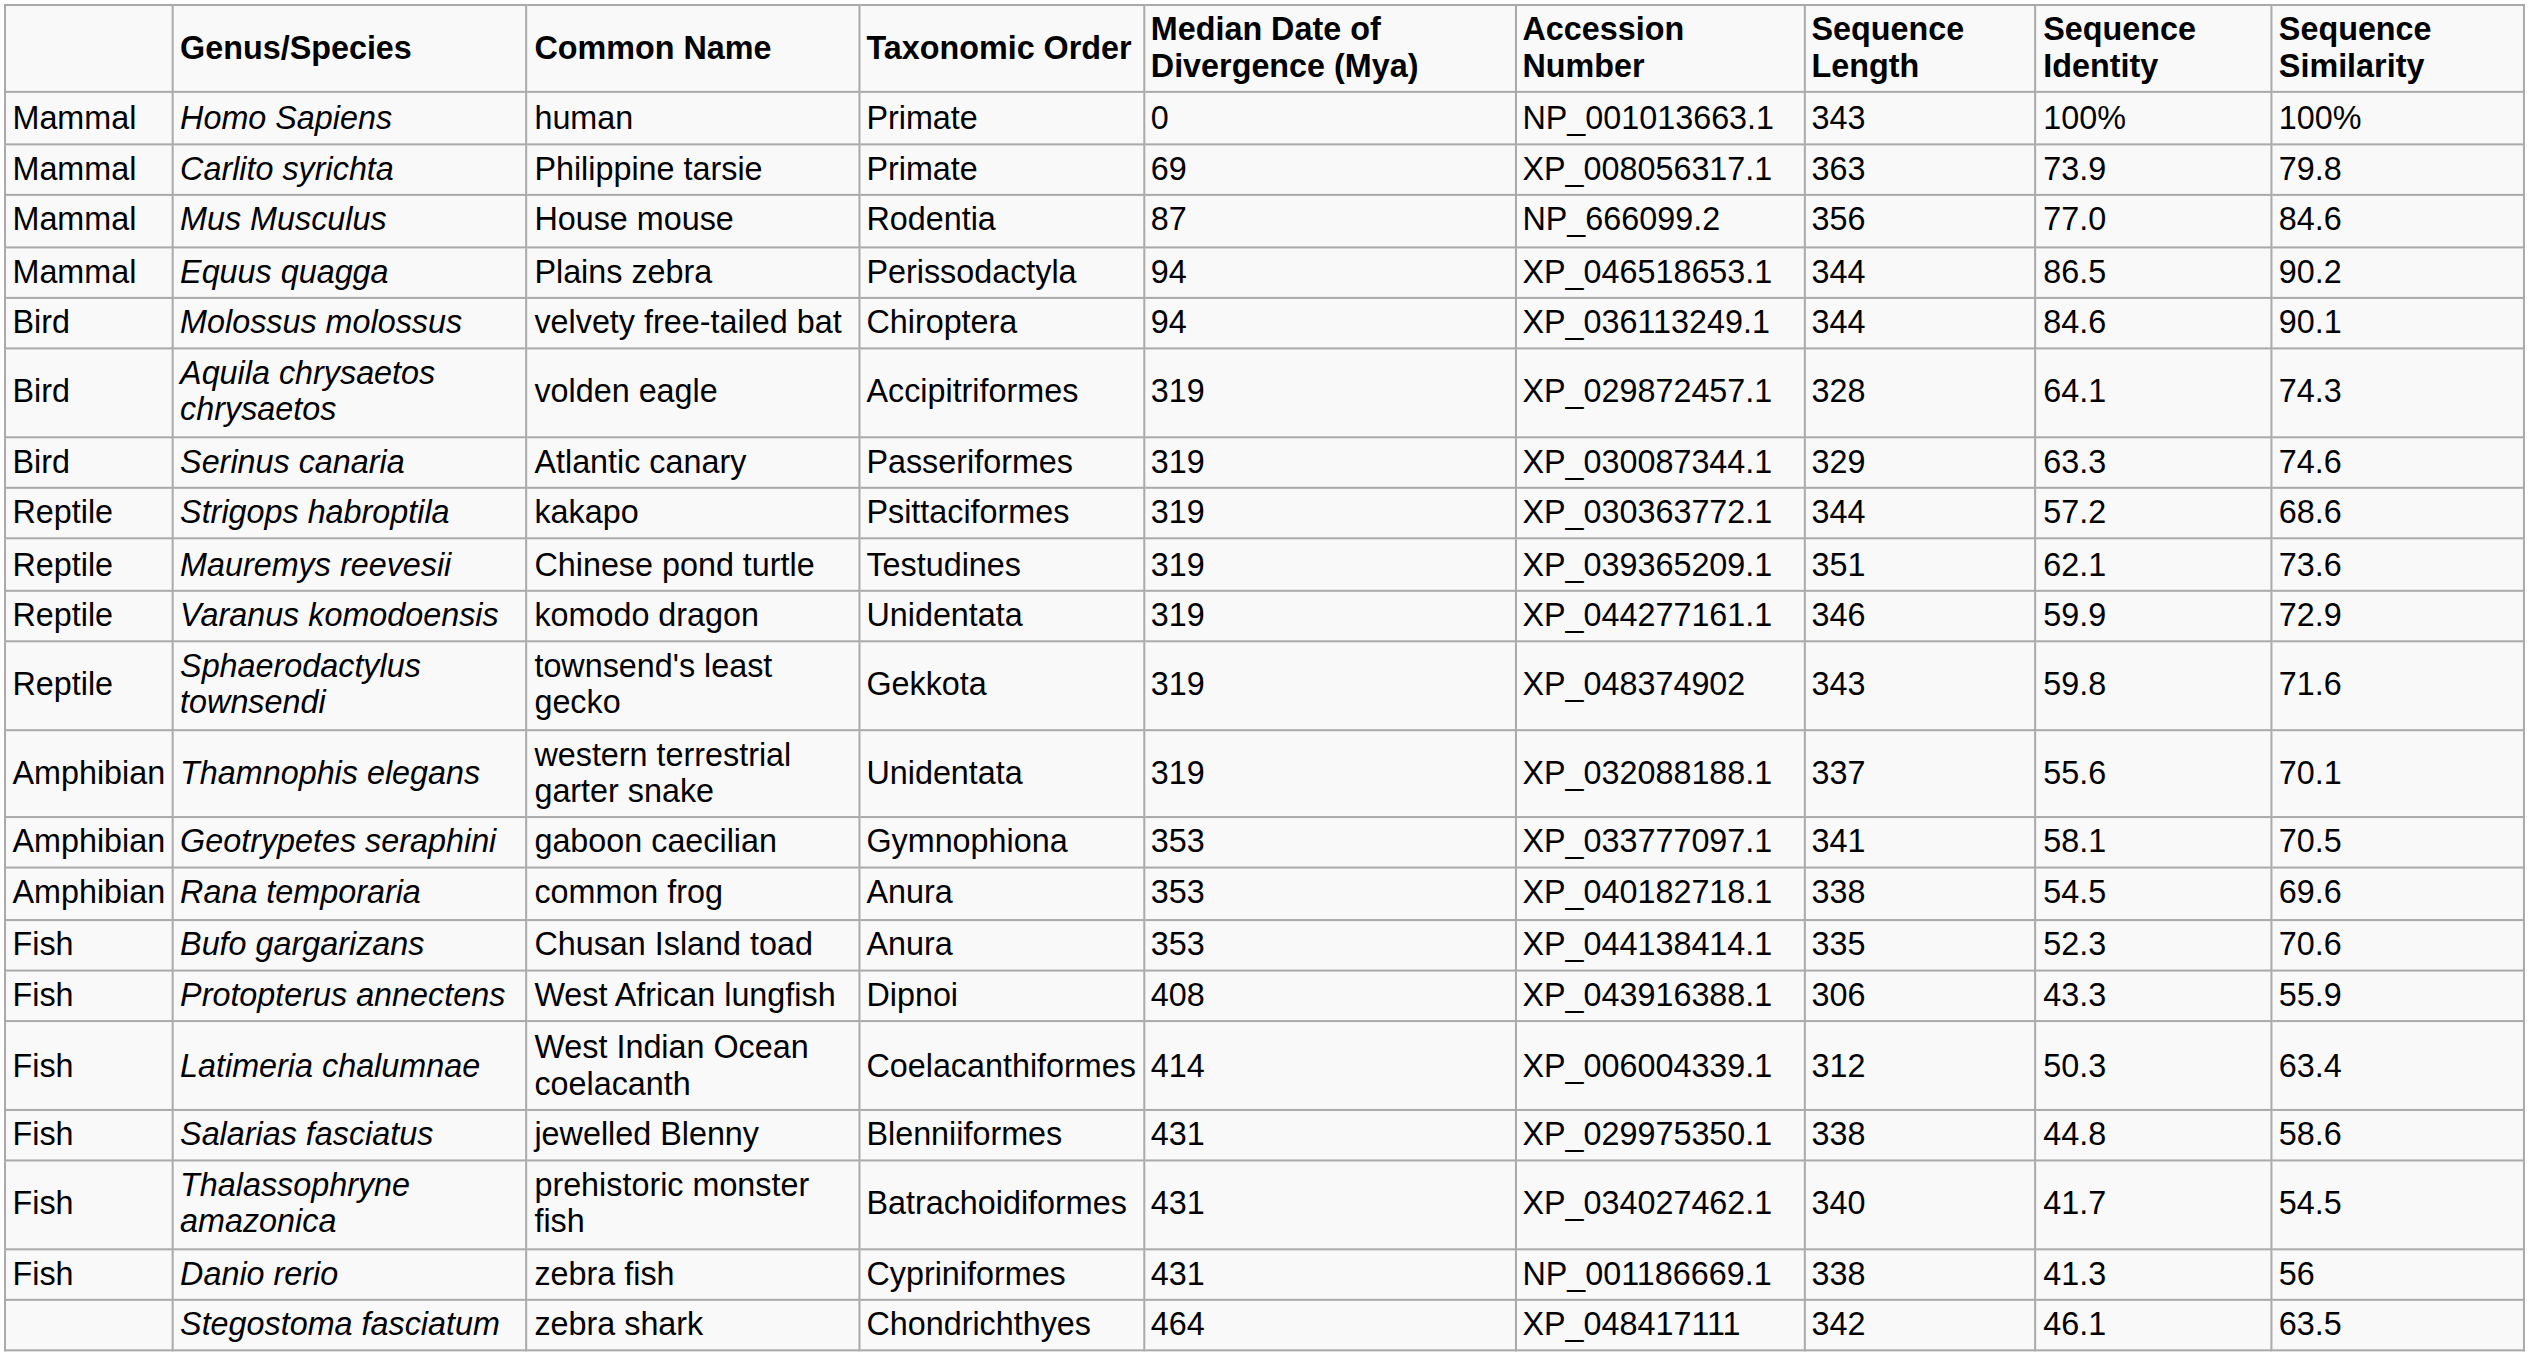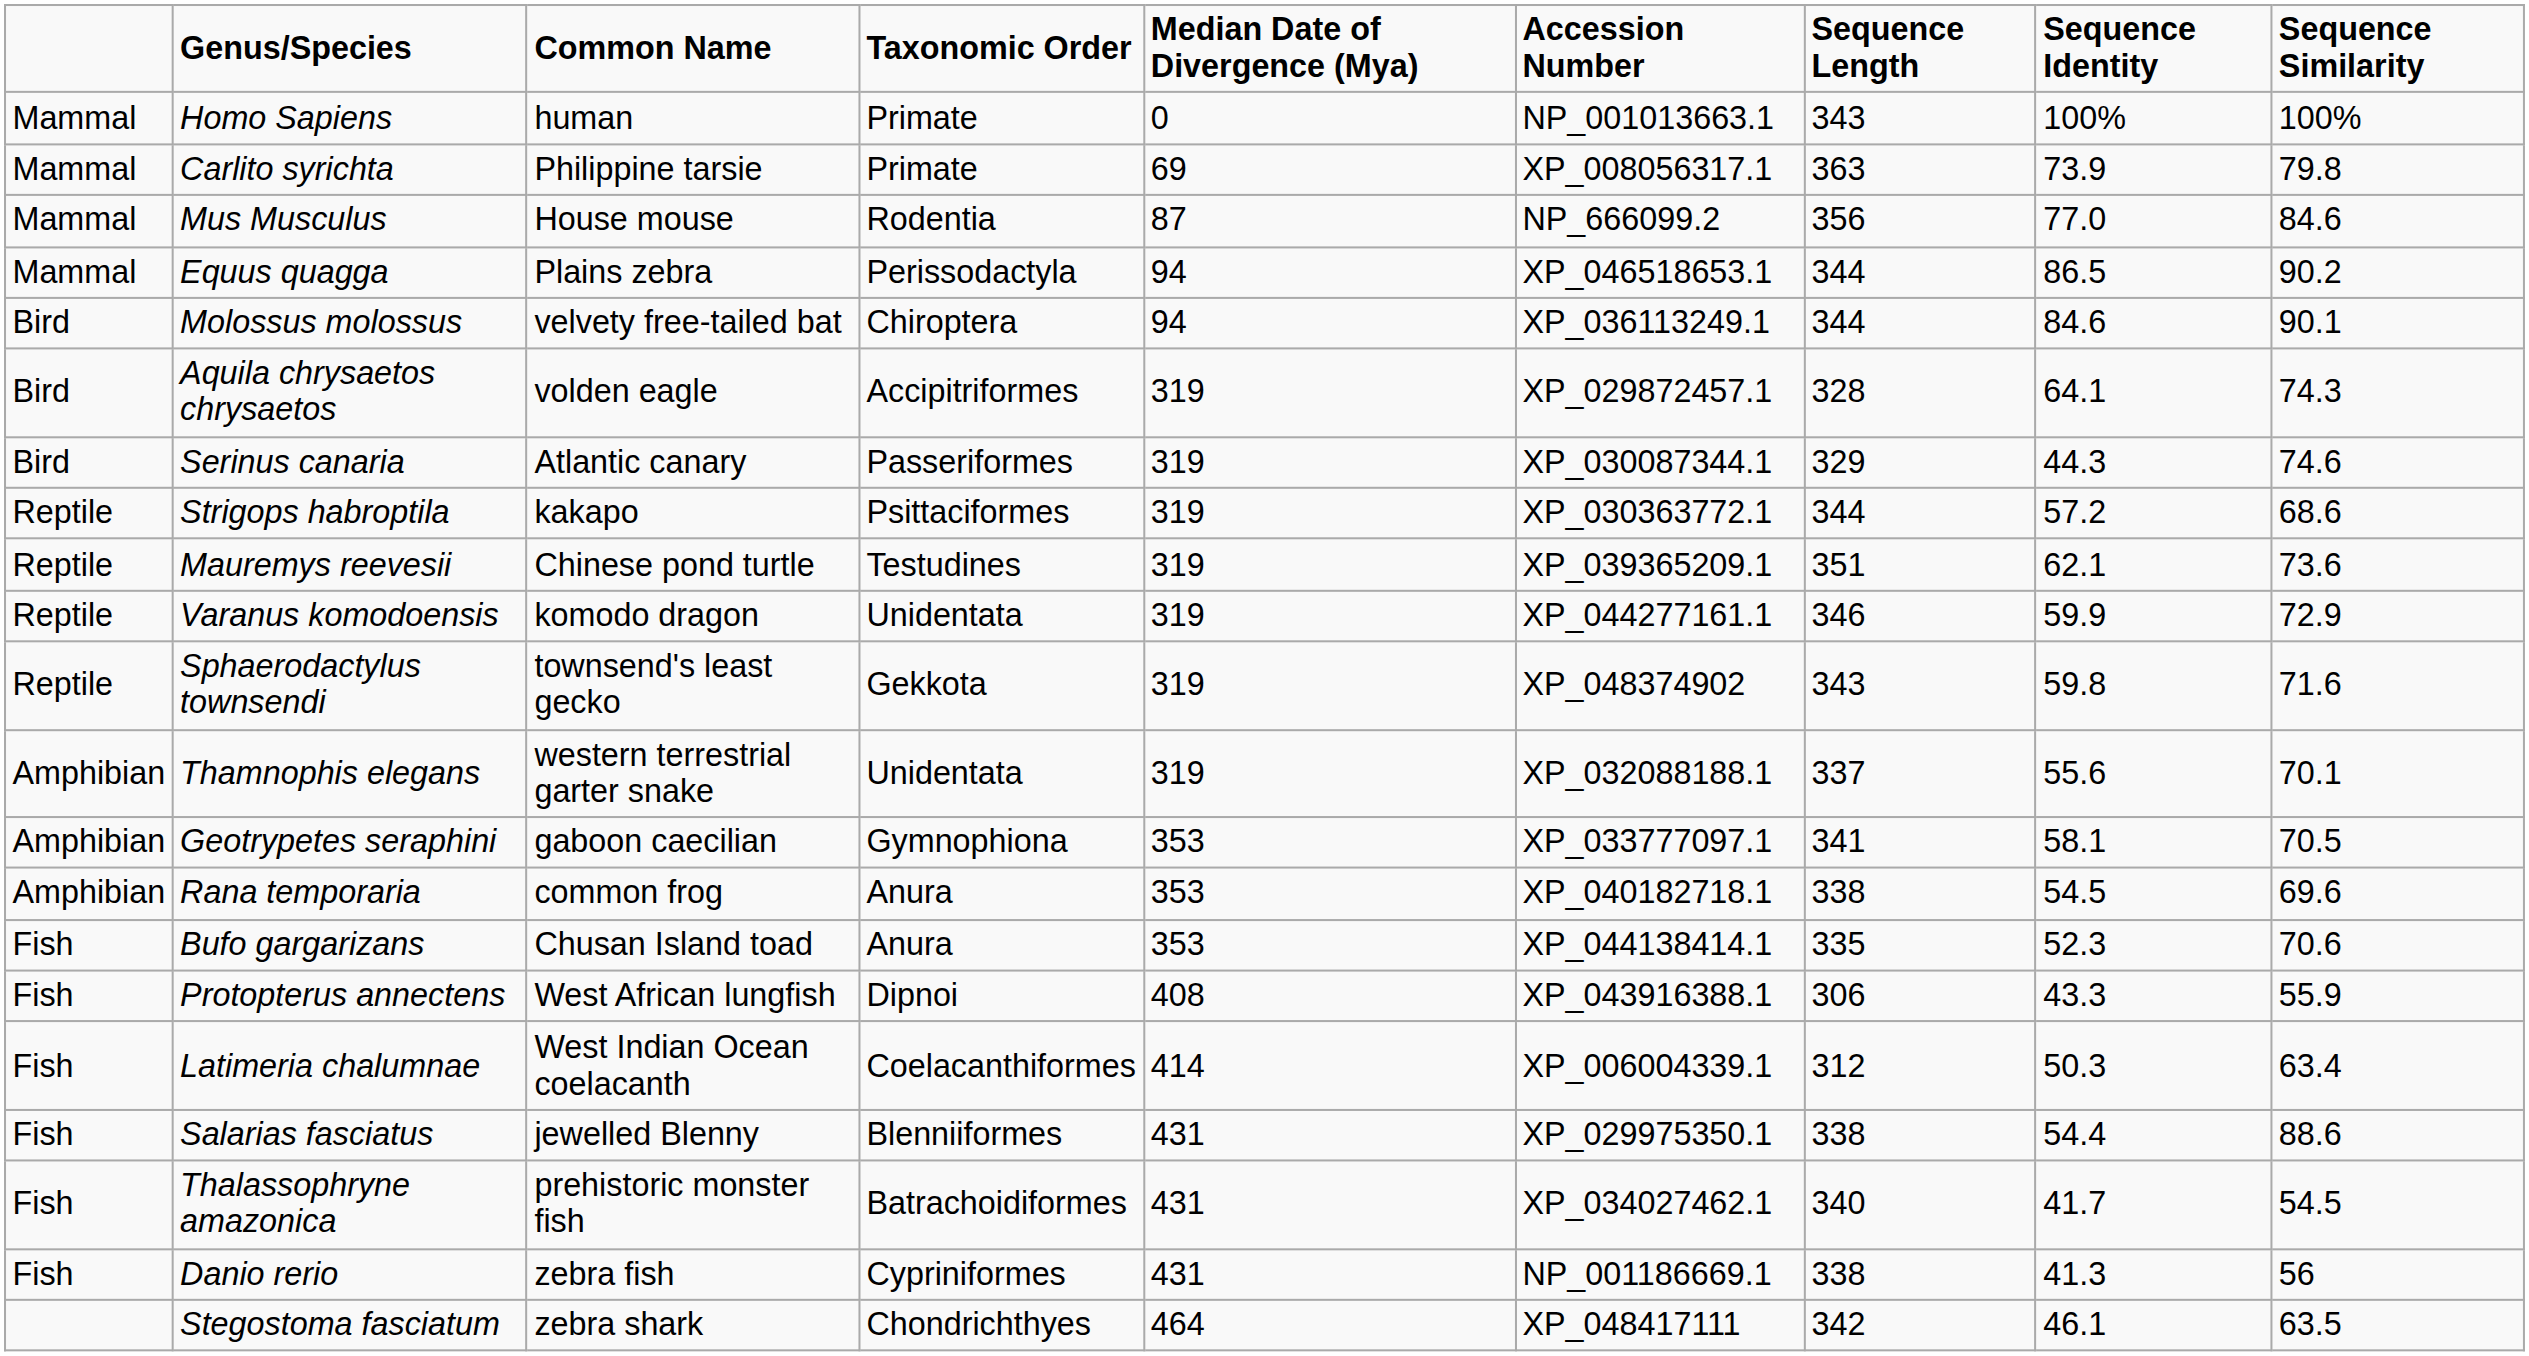(2075, 461) 63.3 -> (2075, 461) 44.3
(2075, 1134) 44.8 -> (2075, 1134) 54.4
(2310, 1134) 58.6 -> (2310, 1134) 88.6
